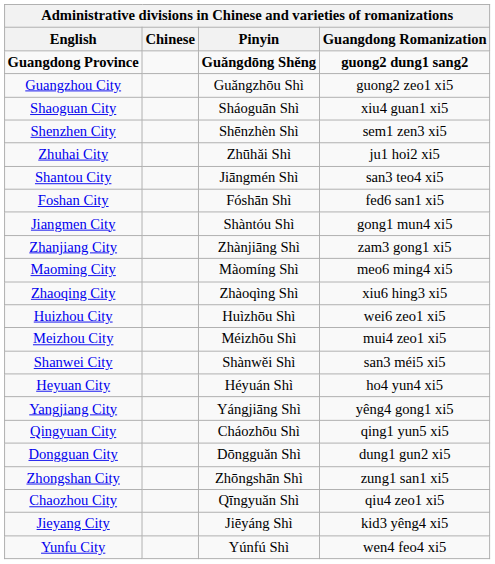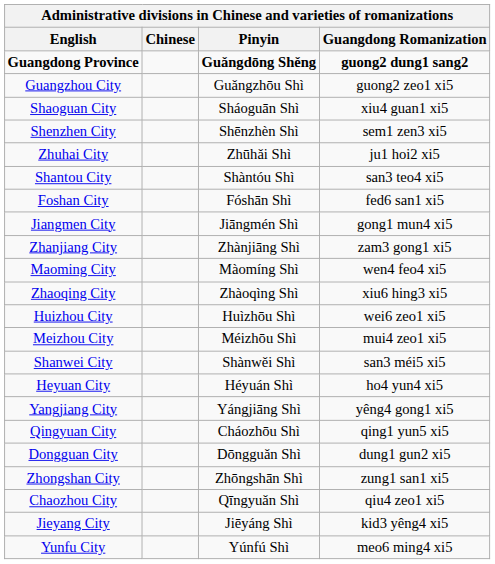(259, 177) Jiāngmén Shì -> (259, 177) Shàntóu Shì
(259, 223) Shàntóu Shì -> (259, 223) Jiāngmén Shì
(405, 270) meo6 ming4 xi5 -> (405, 270) wen4 feo4 xi5
(405, 547) wen4 feo4 xi5 -> (405, 547) meo6 ming4 xi5
